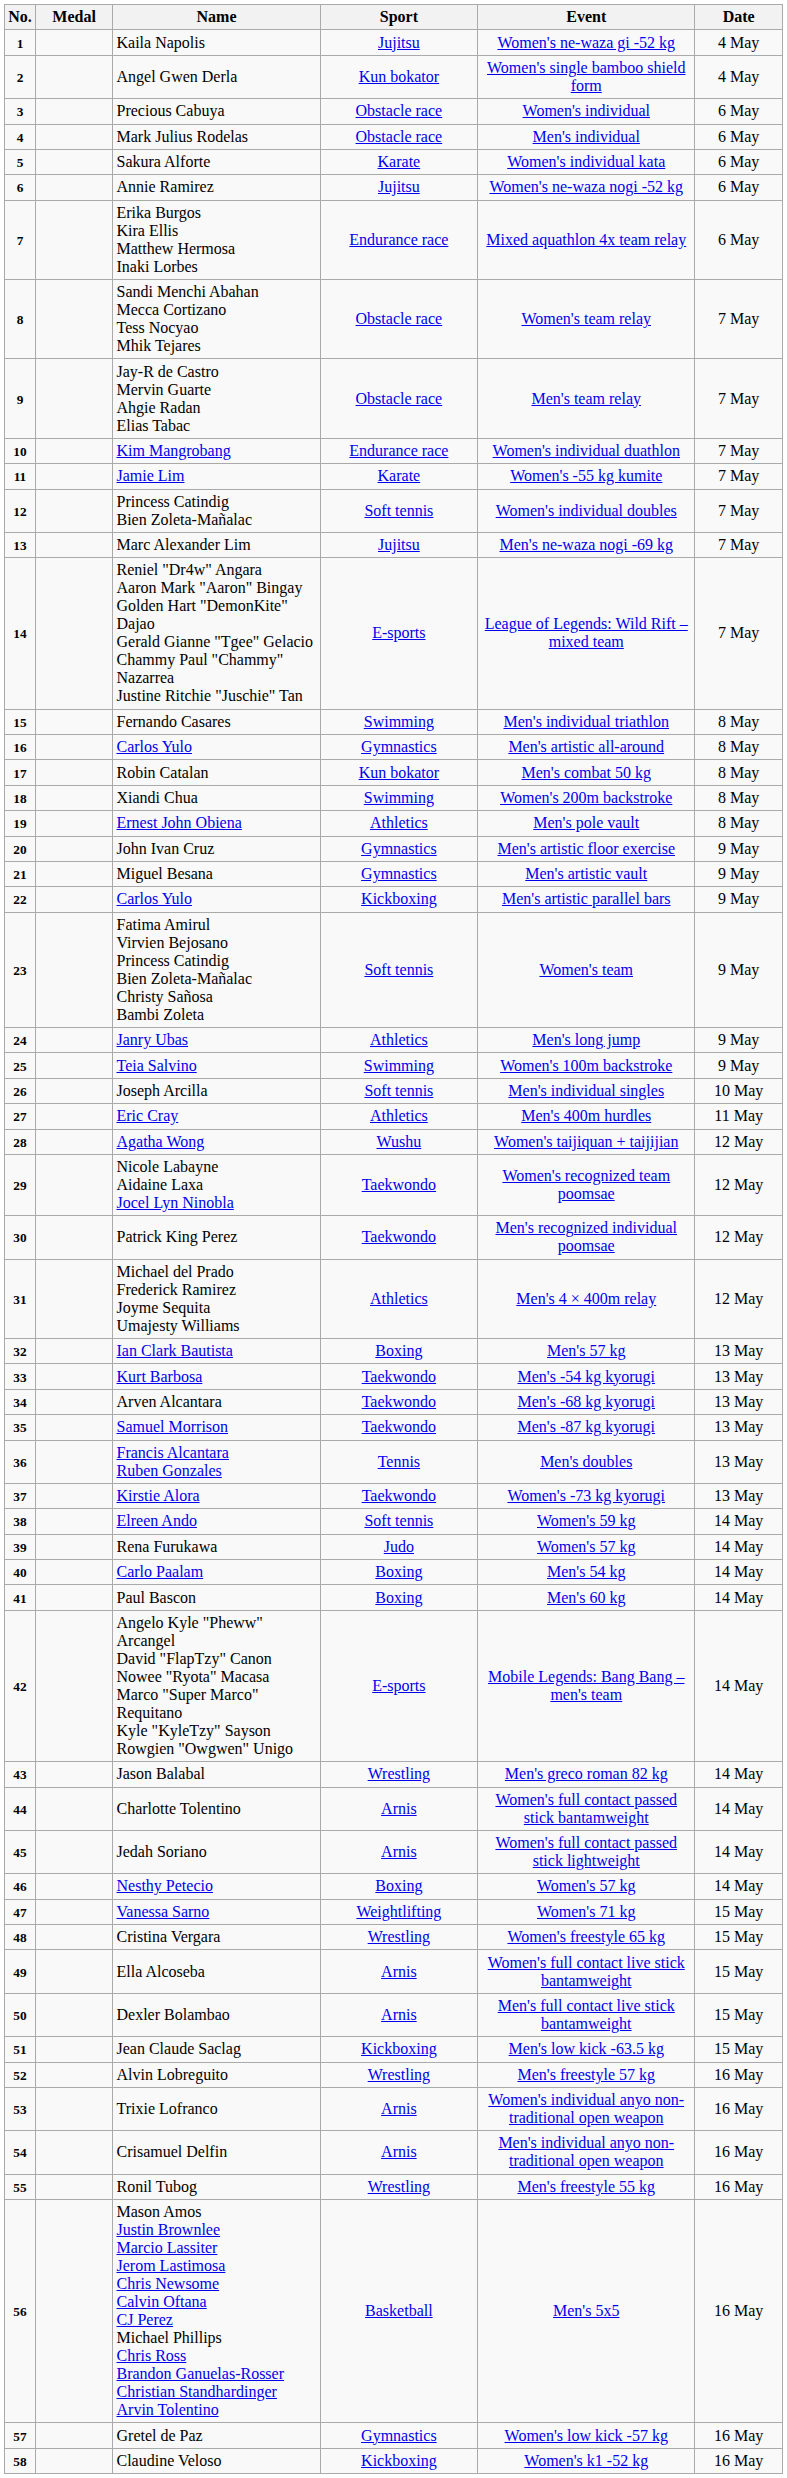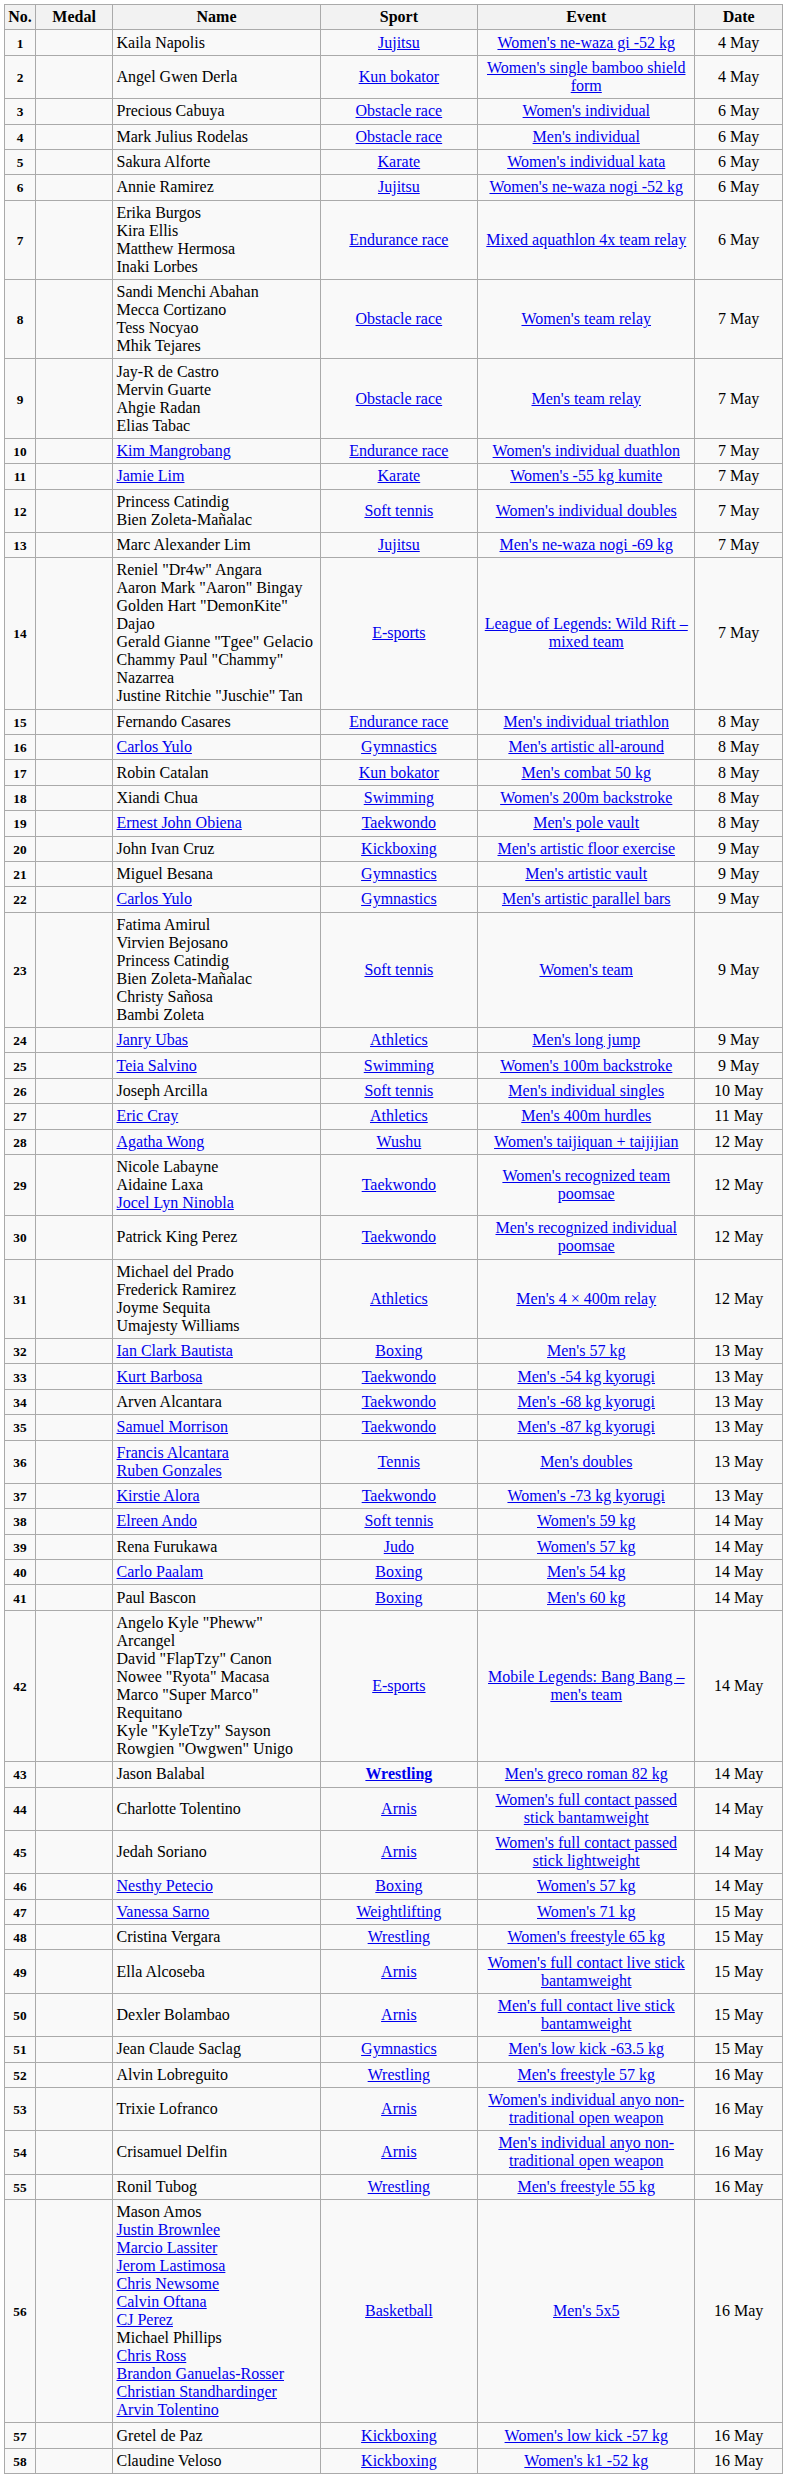(399, 721) Swimming -> (399, 721) Endurance race
(399, 823) Athletics -> (399, 823) Taekwondo
(399, 848) Gymnastics -> (399, 848) Kickboxing
(399, 899) Kickboxing -> (399, 899) Gymnastics
(399, 1774) normal -> (399, 1774) bold
(399, 2049) Kickboxing -> (399, 2049) Gymnastics
(399, 2435) Gymnastics -> (399, 2435) Kickboxing
